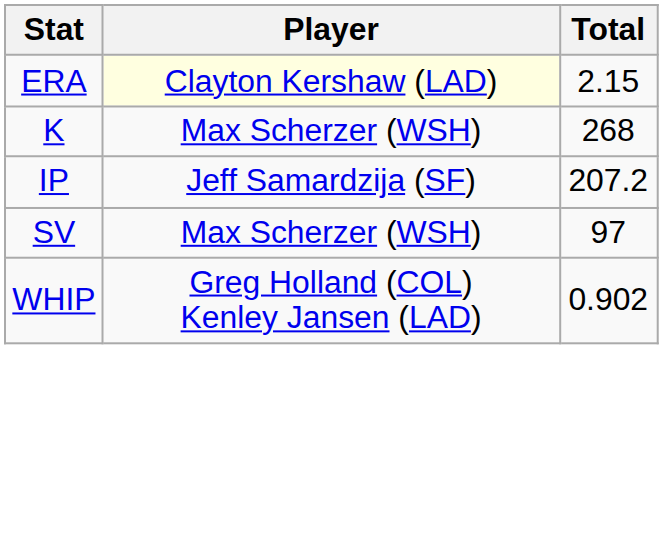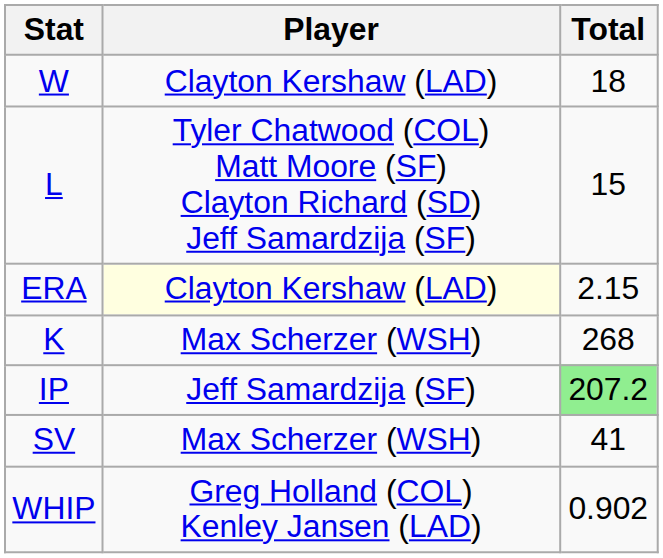+ row: (54, 80)
+ row: (54, 184)
(608, 181) no background -> (608, 389) lightgreen background
(608, 231) 97 -> (608, 440) 41
